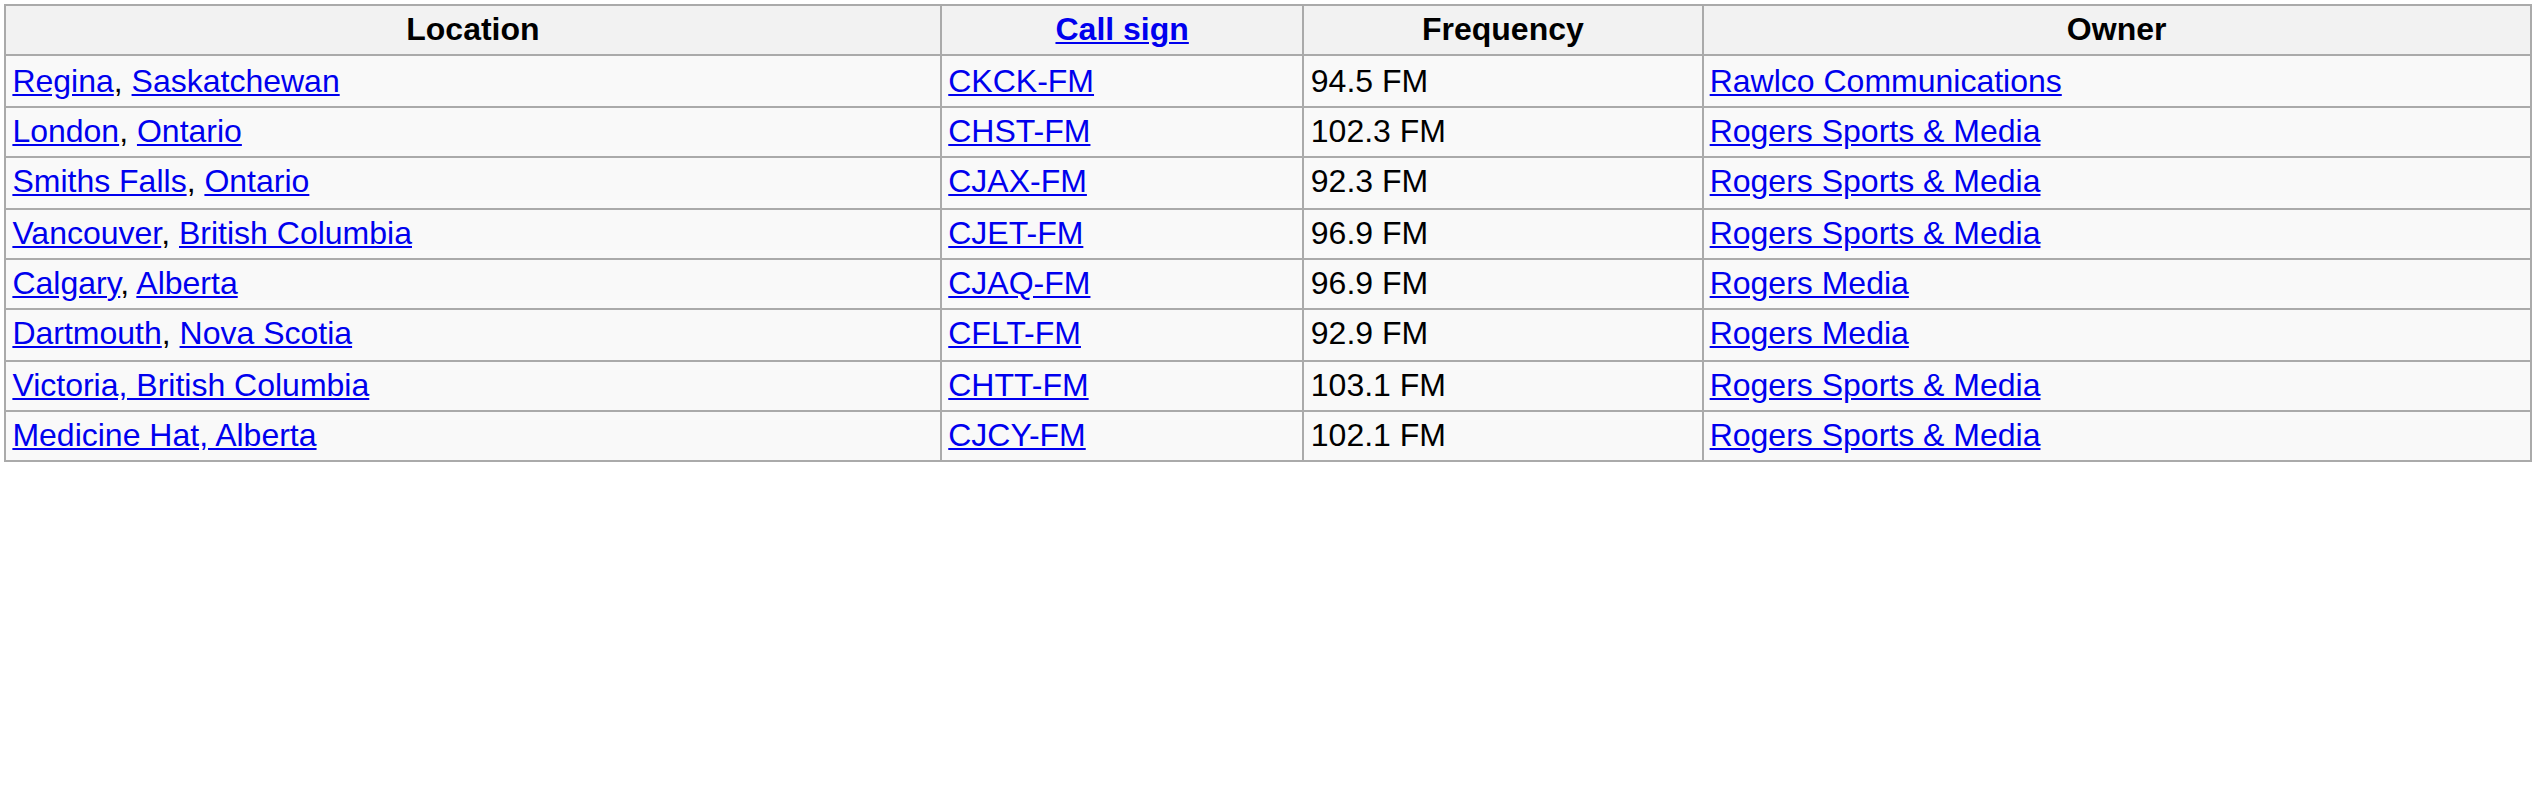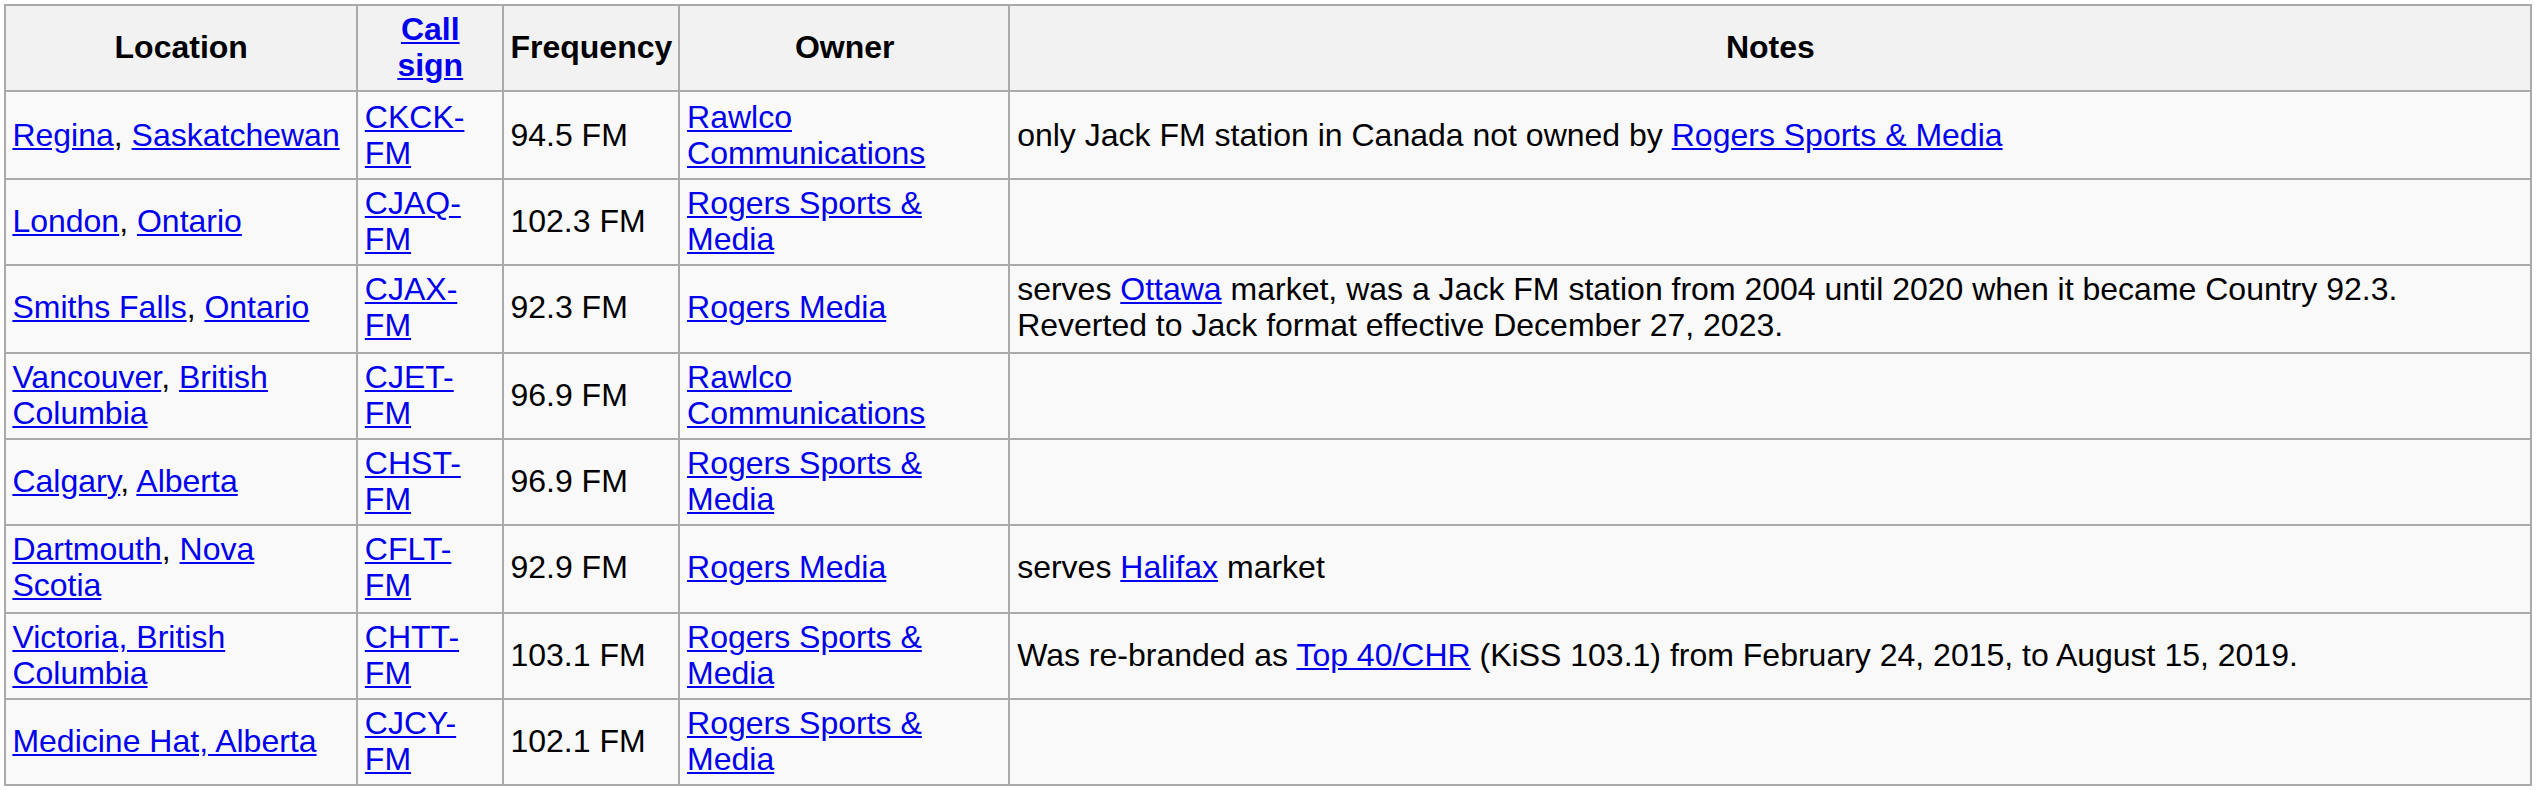+ column: (1770, 47)
(1019, 131) CHST-FM -> (413, 221) CJAQ-FM
(1875, 182) Rogers Sports & Media -> (787, 308) Rogers Media
(1875, 232) Rogers Sports & Media -> (806, 394) Rawlco Communications
(1019, 283) CJAQ-FM -> (413, 481) CHST-FM
(1809, 283) Rogers Media -> (804, 481) Rogers Sports & Media
